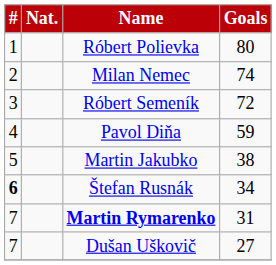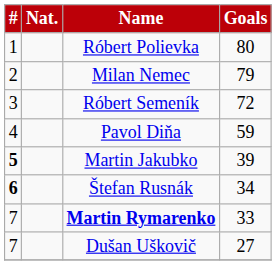(246, 75) 74 -> (246, 75) 79
(13, 160) normal -> (13, 160) bold
(246, 160) 38 -> (246, 160) 39
(246, 217) 31 -> (246, 217) 33
